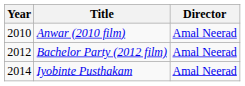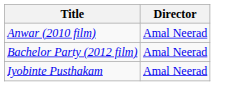- column: (19, 14)
